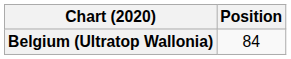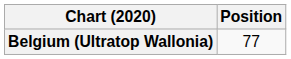(251, 41) 84 -> (251, 41) 77
